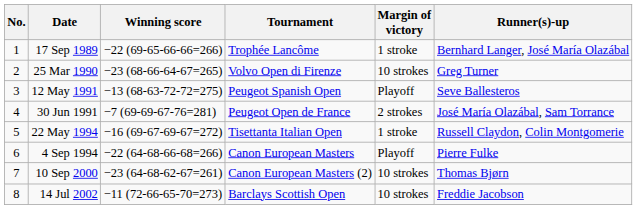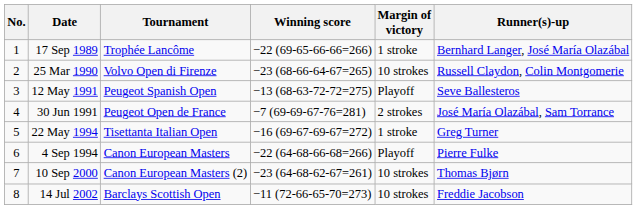columns swapped: (300, 22) <-> (163, 22)
(468, 70) Greg Turner -> (530, 70) Russell Claydon, Colin Montgomerie
(530, 132) Russell Claydon, Colin Montgomerie -> (468, 132) Greg Turner
